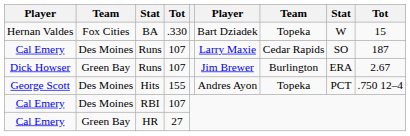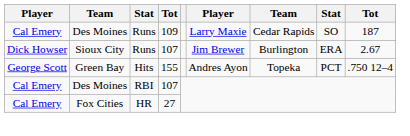- row: (40, 31)
(177, 49) 107 -> (169, 31) 109
(106, 67) Green Bay -> (100, 49) Sioux City
(106, 85) Des Moines -> (100, 67) Green Bay
(106, 121) Green Bay -> (100, 103) Fox Cities
